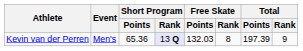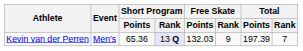(228, 39) 8 -> (228, 39) 9
(285, 39) 9 -> (285, 39) 7
